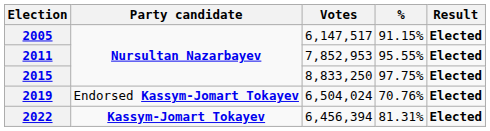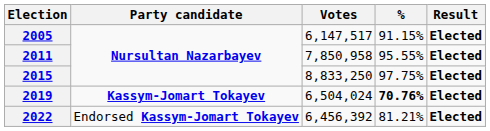(339, 55) 7,852,953 -> (339, 55) 7,850,958
(186, 96) Endorsed Kassym-Jomart Tokayev -> (186, 96) Kassym-Jomart Tokayev
(401, 96) normal -> (401, 96) bold
(186, 116) Kassym-Jomart Tokayev -> (186, 116) Endorsed Kassym-Jomart Tokayev
(339, 116) 6,456,394 -> (339, 116) 6,456,392
(401, 116) 81.31% -> (401, 116) 81.21%
